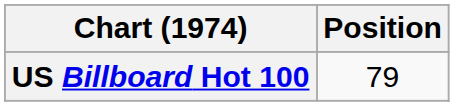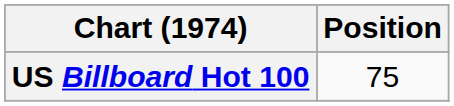(383, 76) 79 -> (383, 76) 75
